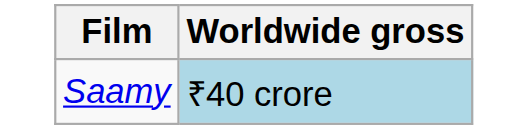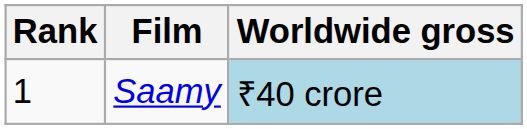+ column: (55, 31)
